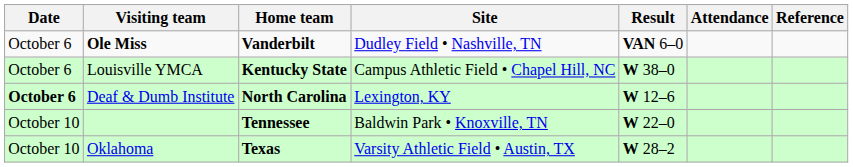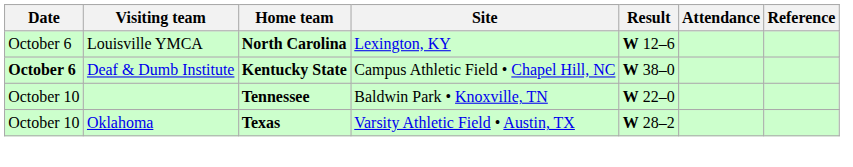- row: (117, 44)
(294, 70) Kentucky State -> (294, 44) North Carolina
(485, 70) Campus Athletic Field • Chapel Hill, NC -> (403, 44) Lexington, KY
(649, 70) W 38–0 -> (649, 44) W 12–6
(294, 96) North Carolina -> (294, 70) Kentucky State
(403, 96) Lexington, KY -> (485, 70) Campus Athletic Field • Chapel Hill, NC
(649, 96) W 12–6 -> (649, 70) W 38–0
